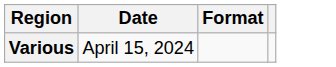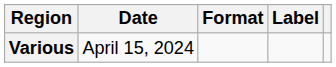+ column: (296, 18)
